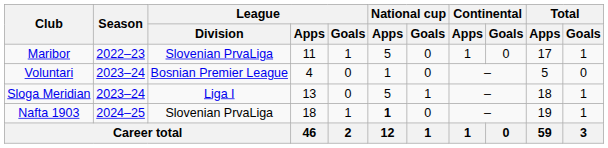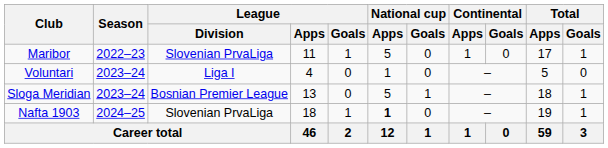(219, 73) Bosnian Premier League -> (219, 73) Liga I
(219, 93) Liga I -> (219, 93) Bosnian Premier League
